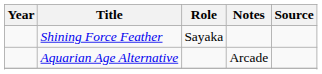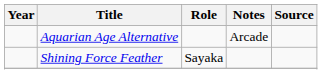rows swapped: (109, 57) <-> (102, 36)
